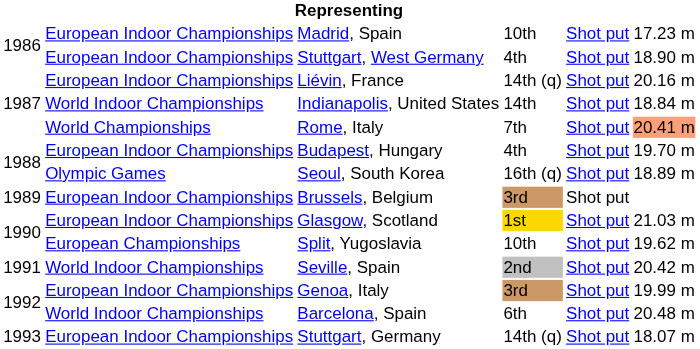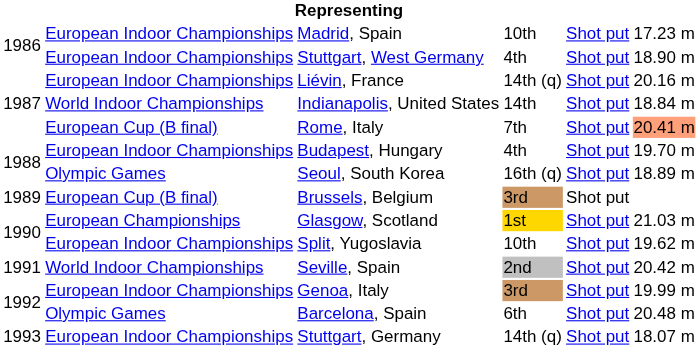(128, 127) World Championships -> (131, 127) European Cup (B final)
(169, 197) European Indoor Championships -> (131, 197) European Cup (B final)
(169, 220) European Indoor Championships -> (143, 220) European Championships
(143, 243) European Championships -> (169, 243) European Indoor Championships
(154, 313) World Indoor Championships -> (105, 313) Olympic Games
